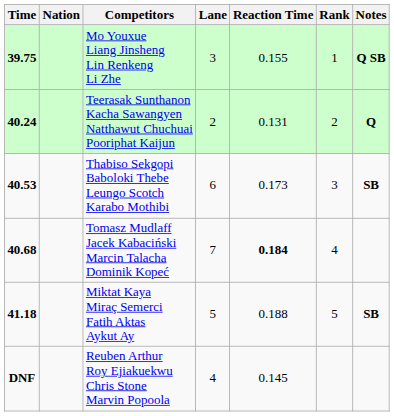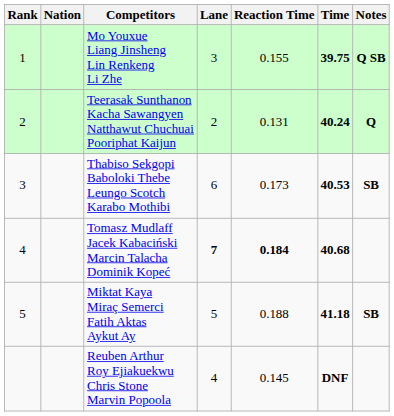columns swapped: (334, 14) <-> (22, 14)
(213, 250) normal -> (214, 250) bold
